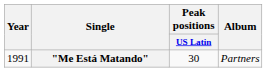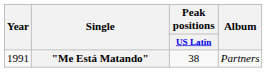(194, 58) 30 -> (194, 58) 38
